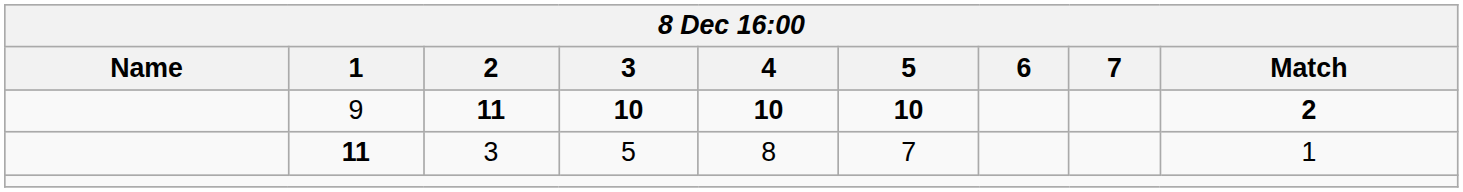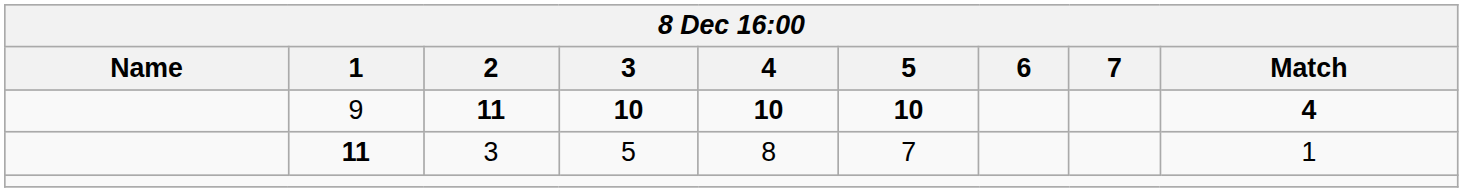(1309, 110) 2 -> (1309, 110) 4
